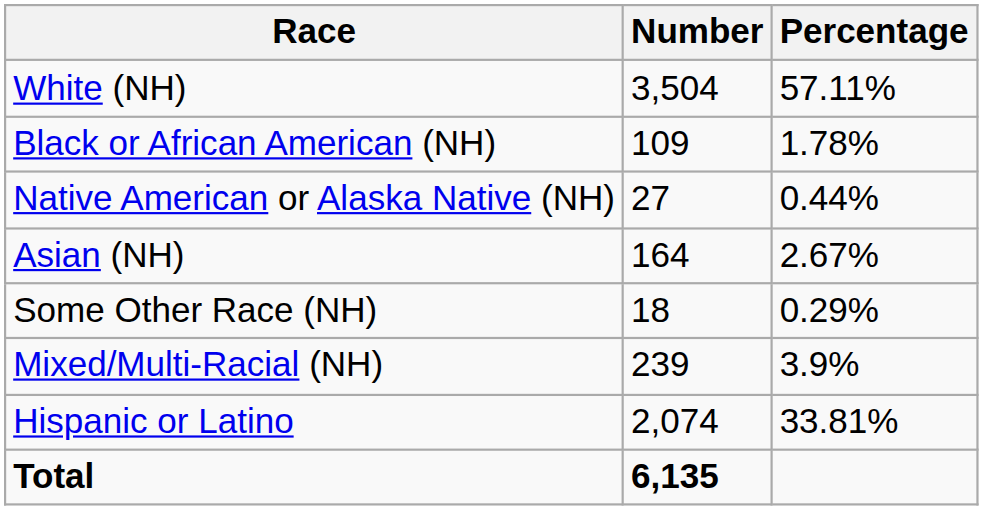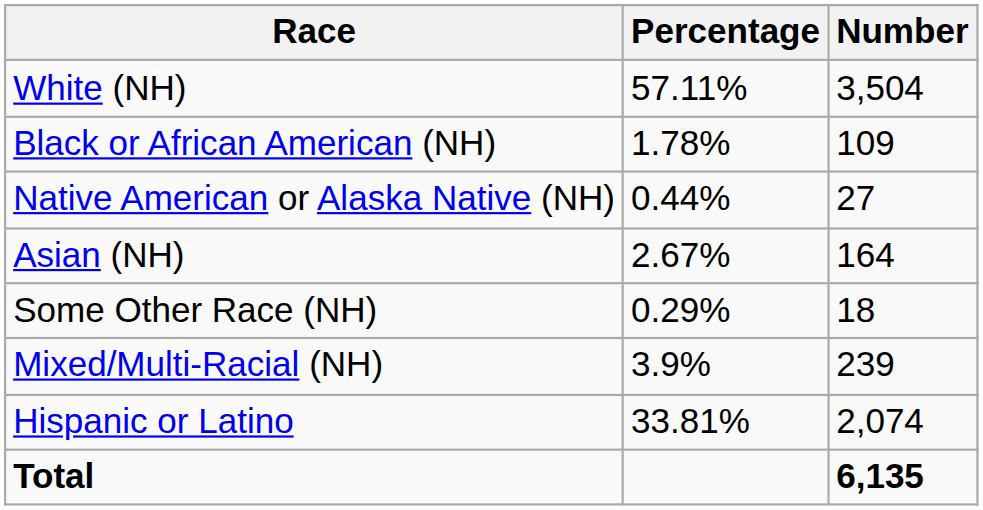columns swapped: (697, 32) <-> (874, 32)
